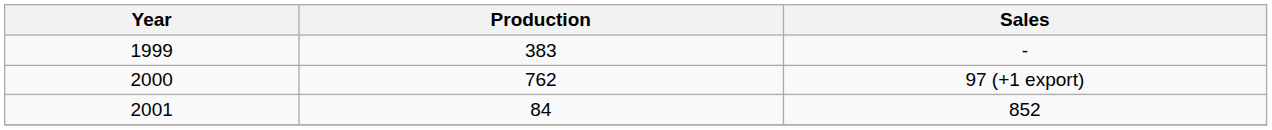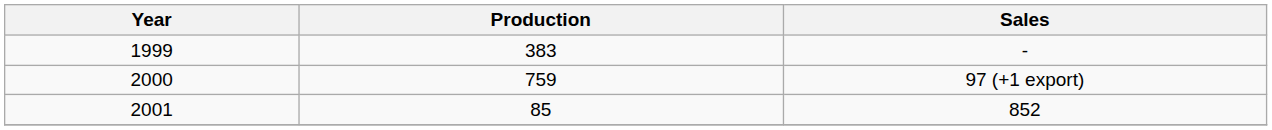(541, 80) 762 -> (541, 80) 759
(541, 110) 84 -> (541, 110) 85
